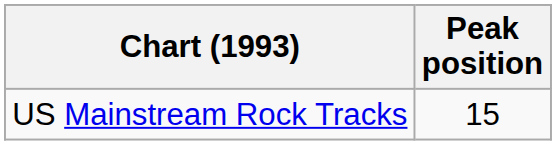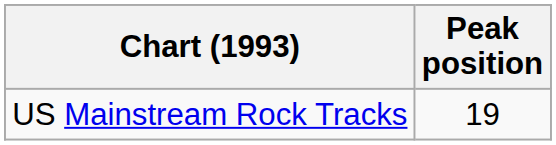(482, 113) 15 -> (482, 113) 19
